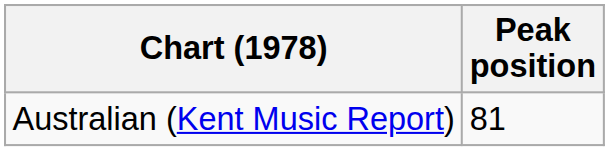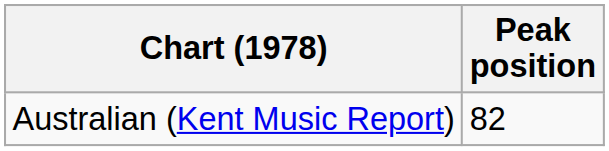(488, 118) 81 -> (488, 118) 82
